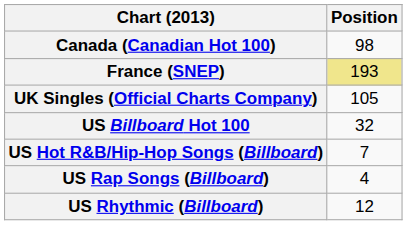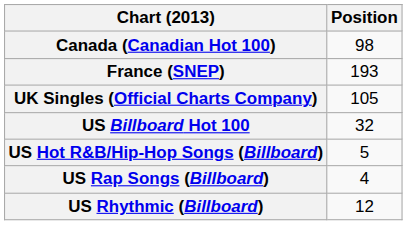(364, 71) khaki background -> (364, 71) no background
(364, 152) 7 -> (364, 152) 5
